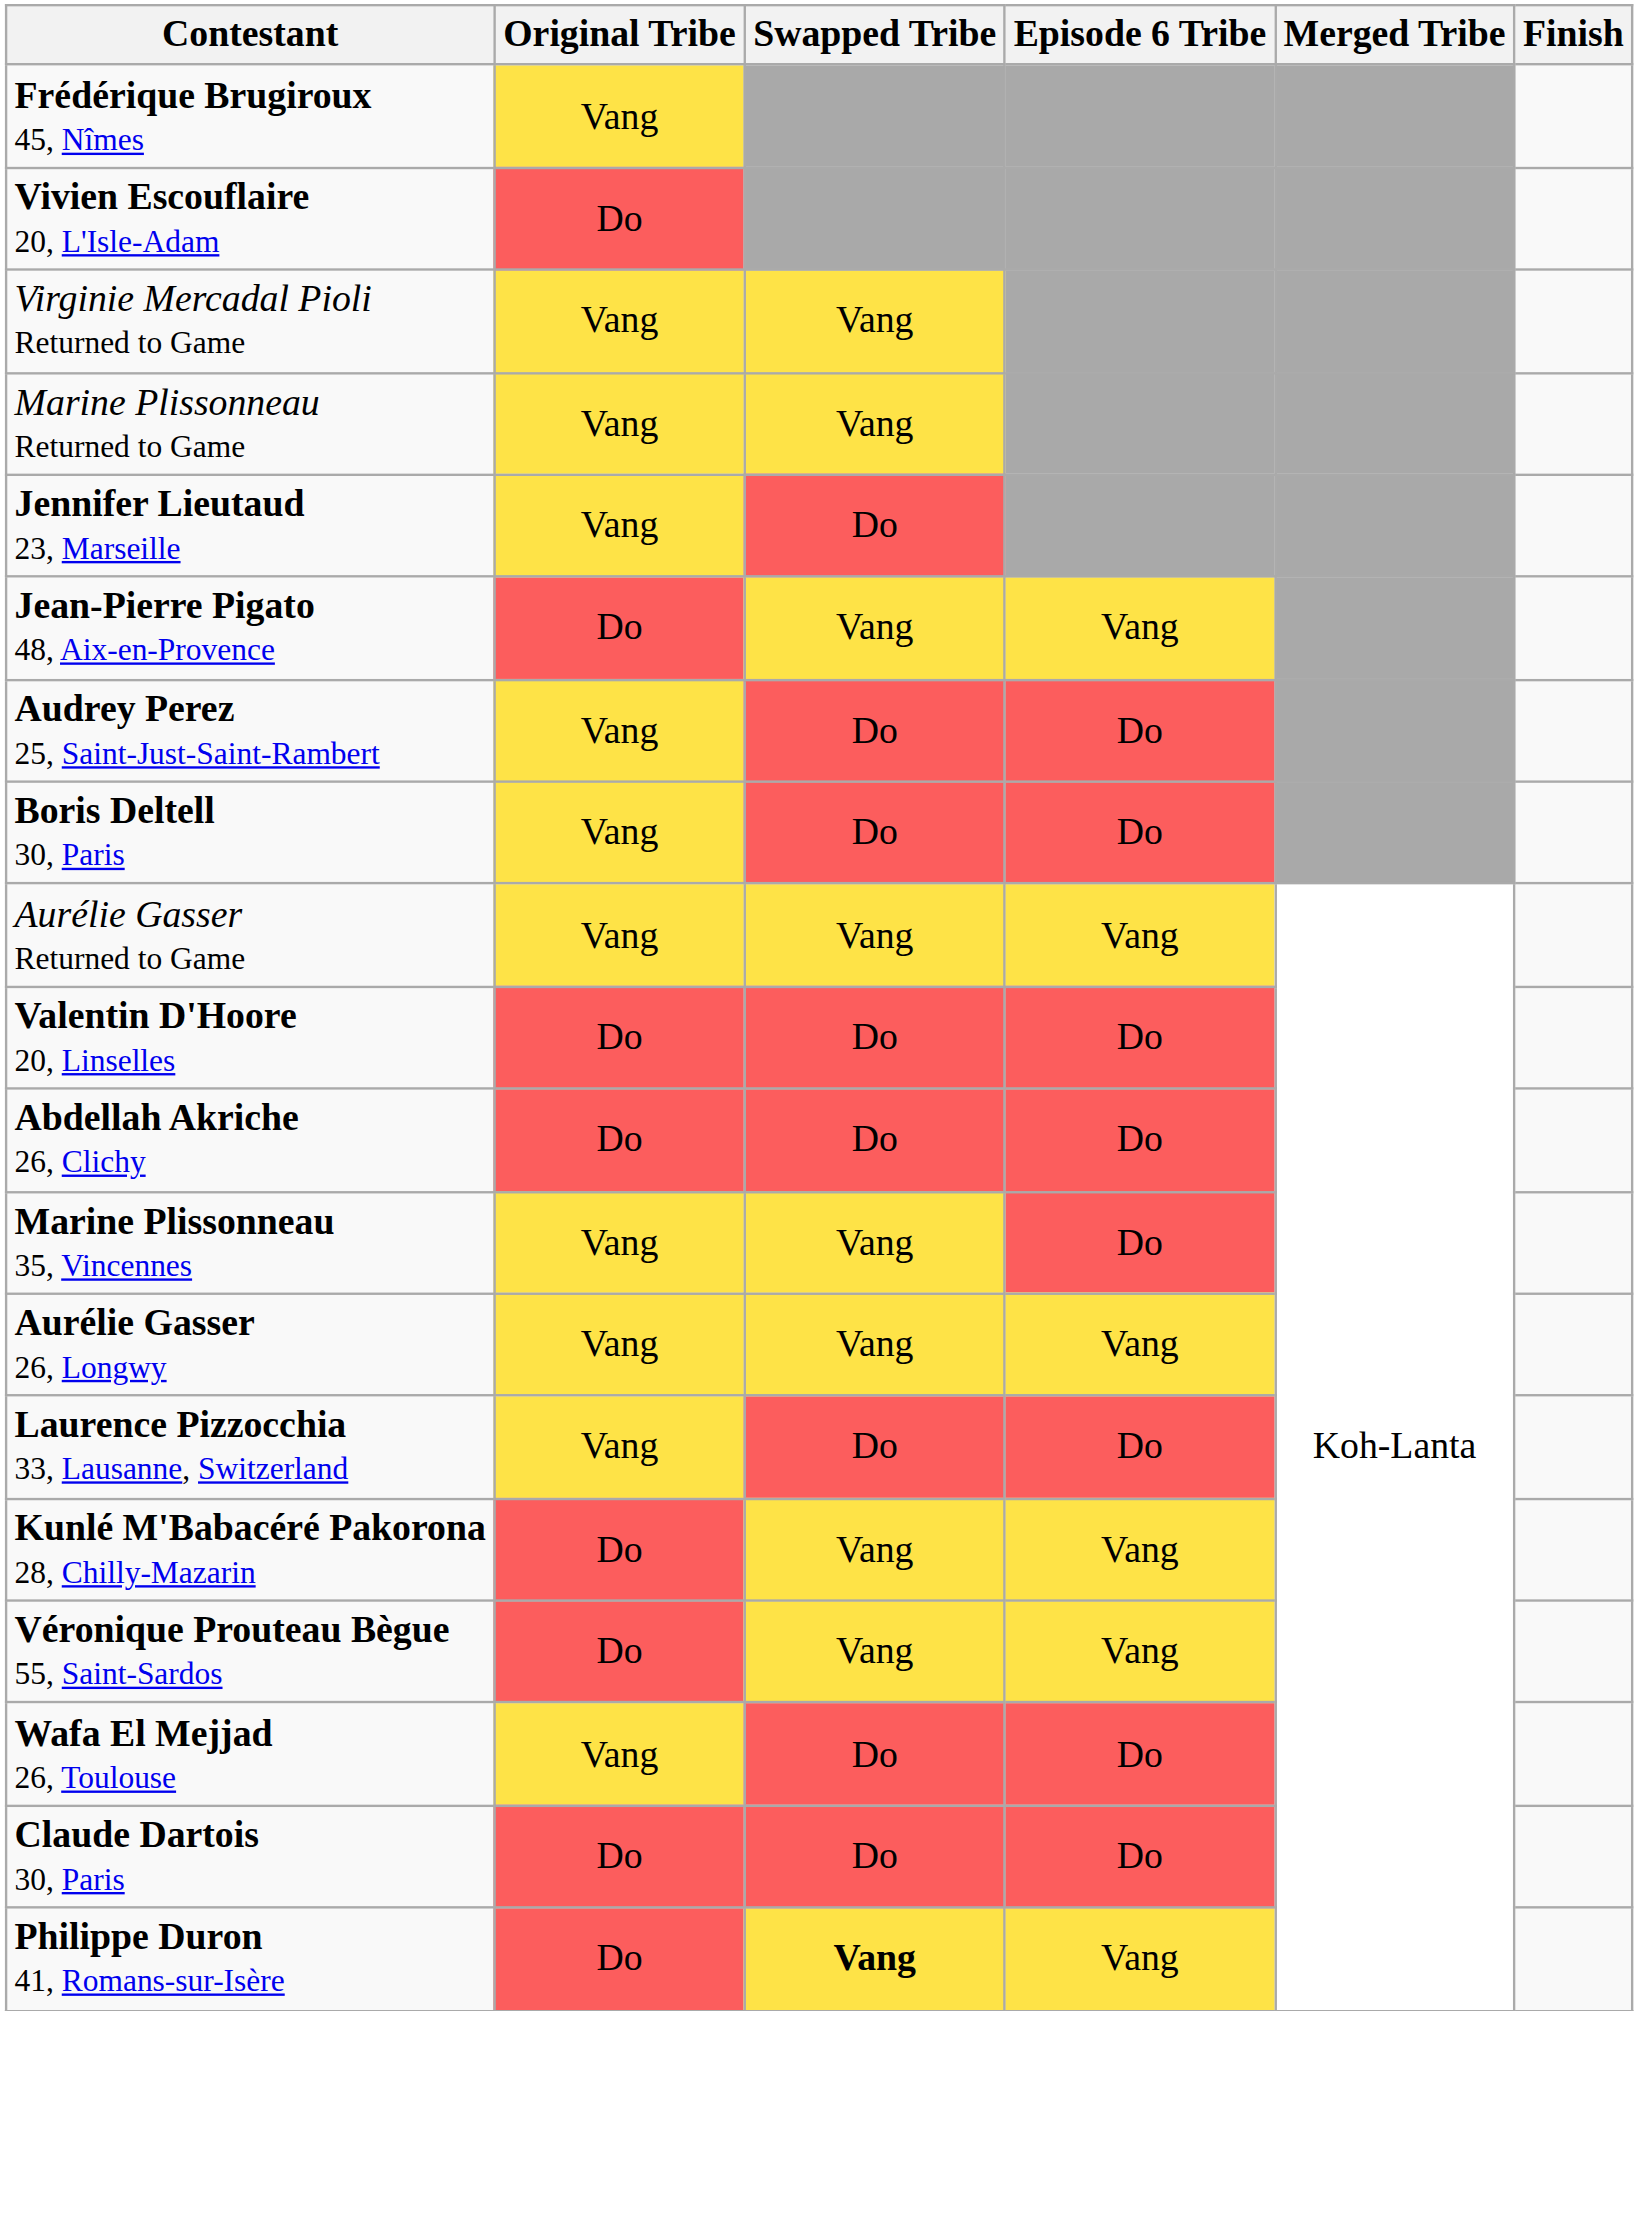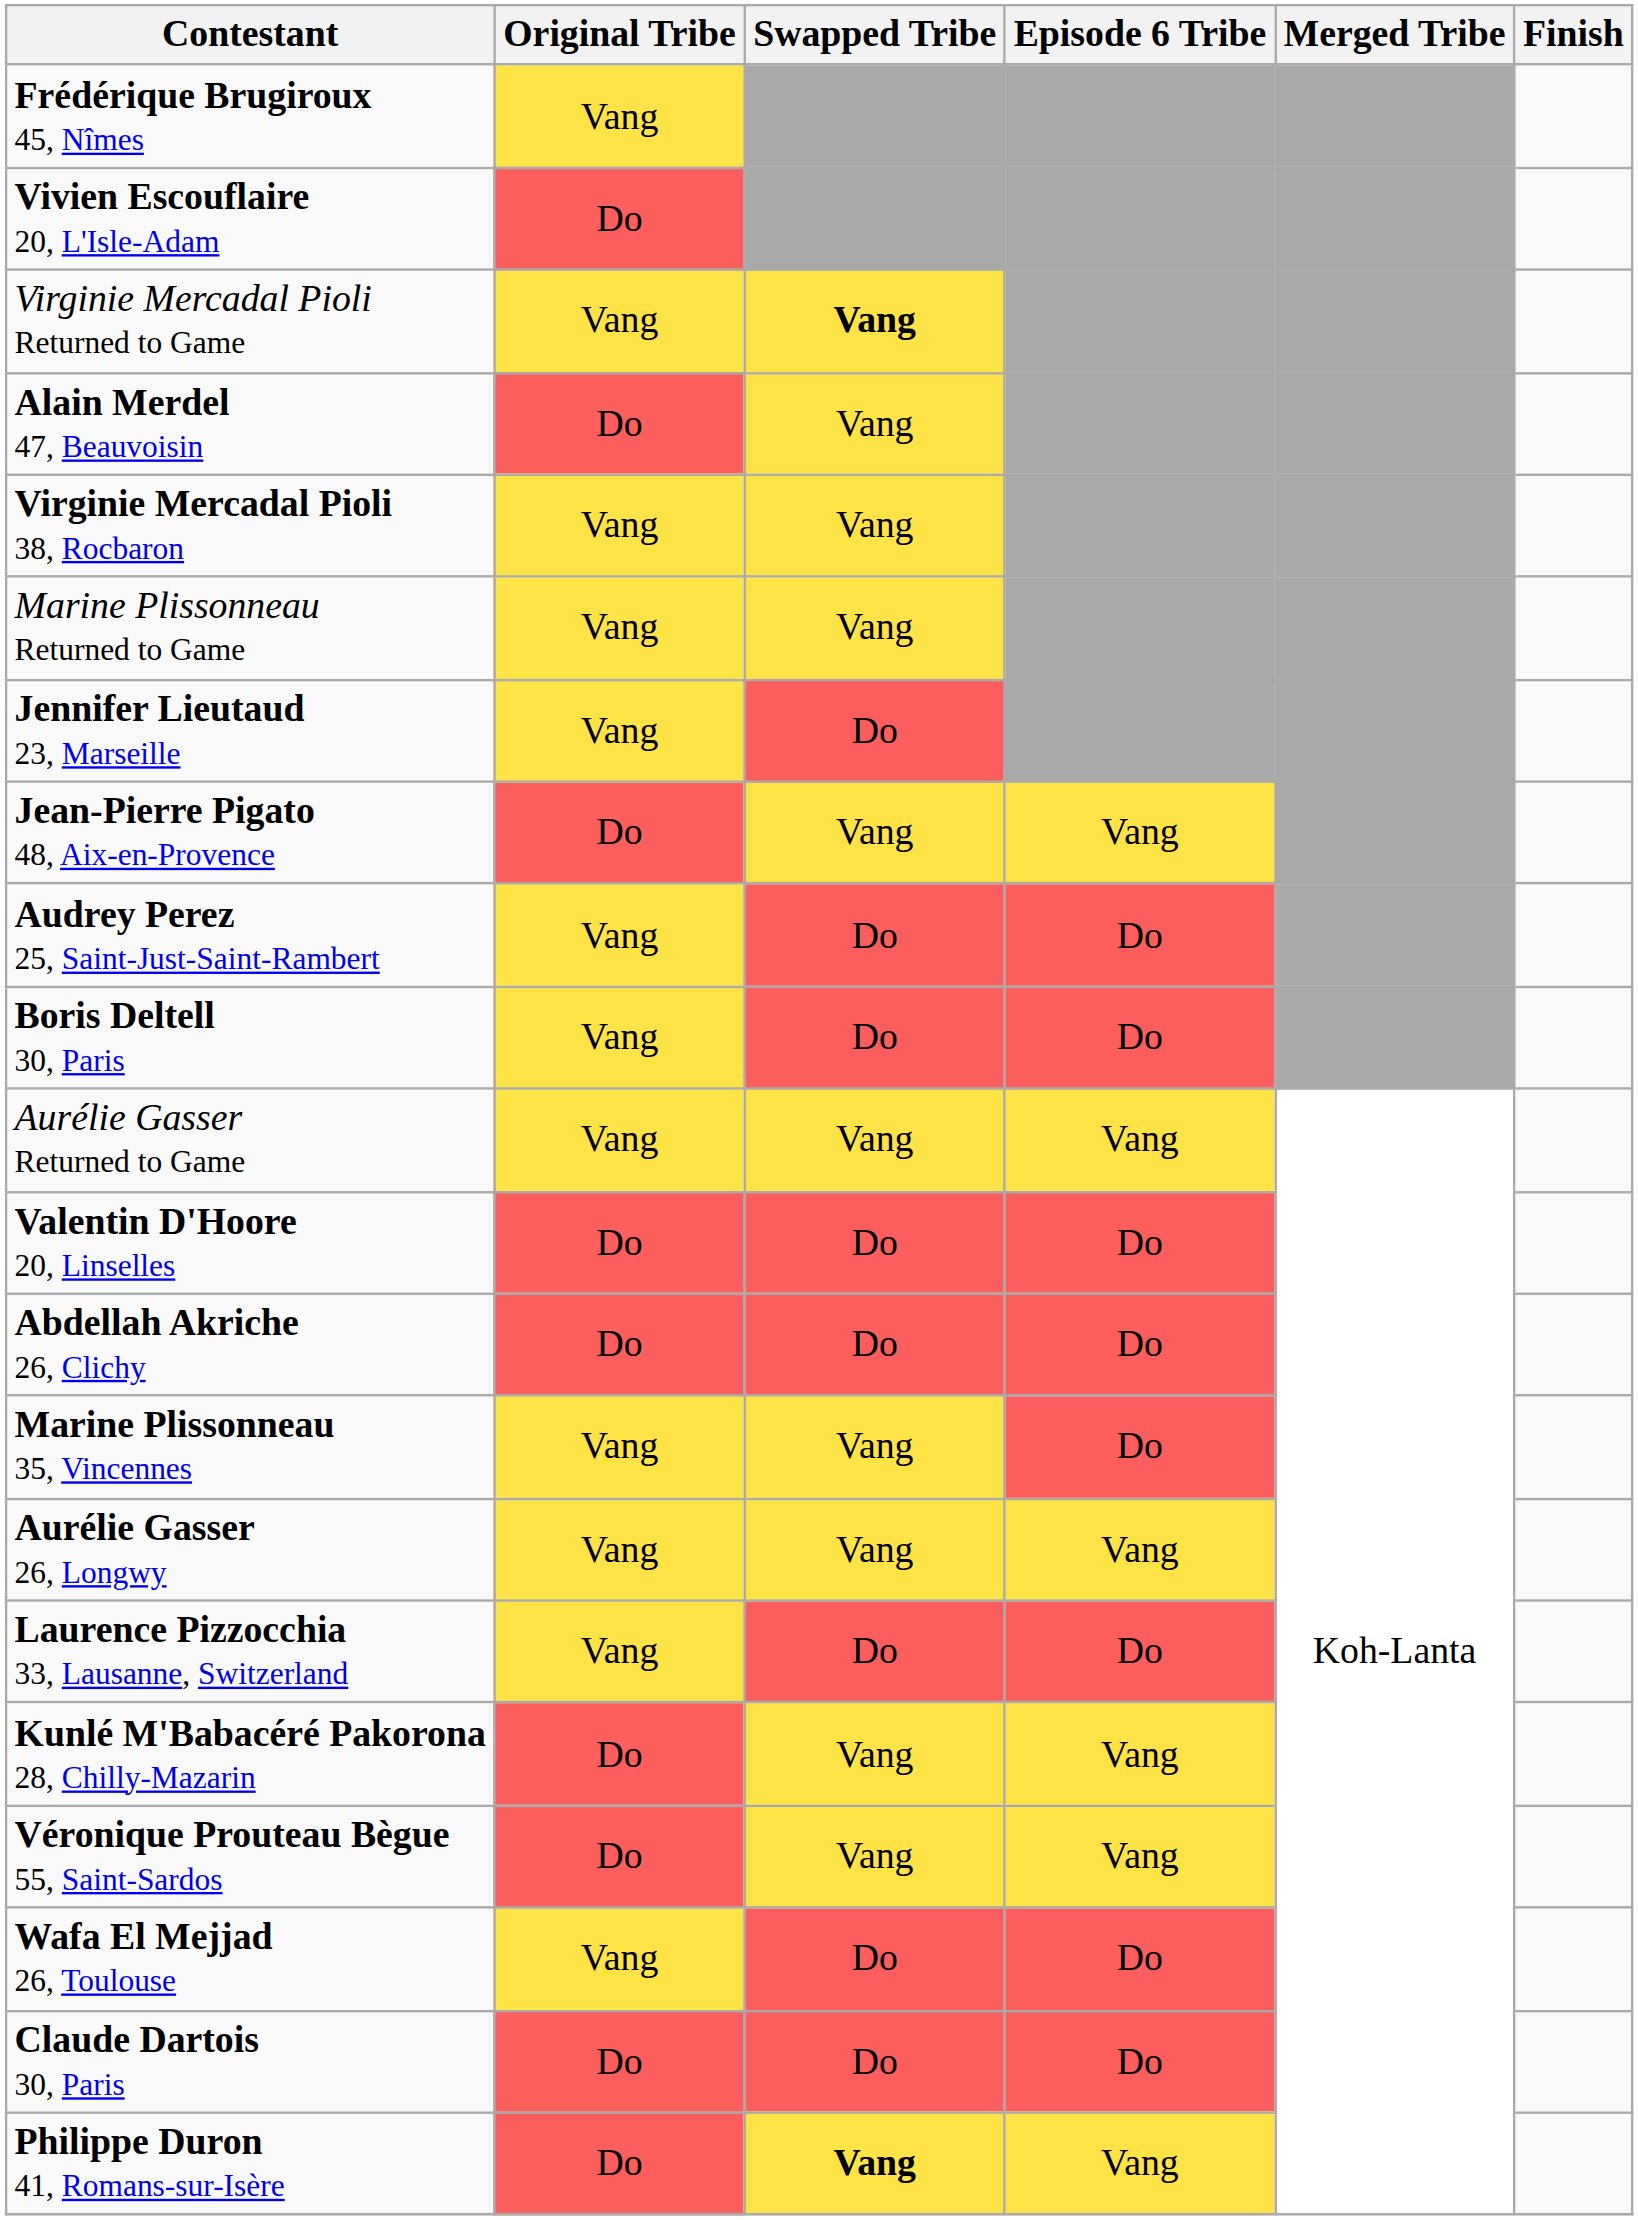(875, 320) normal -> (875, 320) bold
+ row: (122, 422)
+ row: (203, 525)
